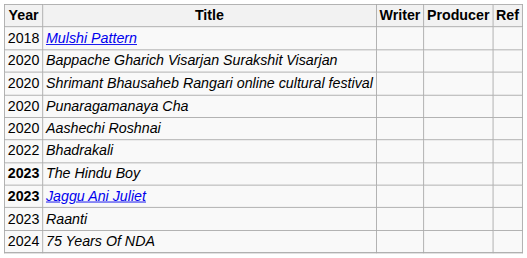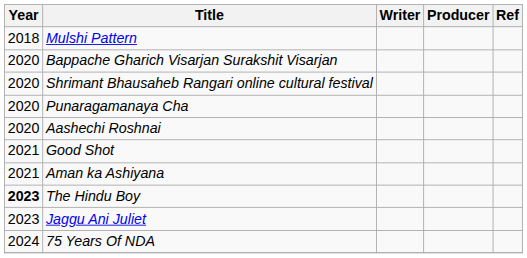+ row: (80, 151)
+ row: (105, 173)
- row: (80, 151)
(24, 196) bold -> (24, 219) normal
- row: (67, 219)
